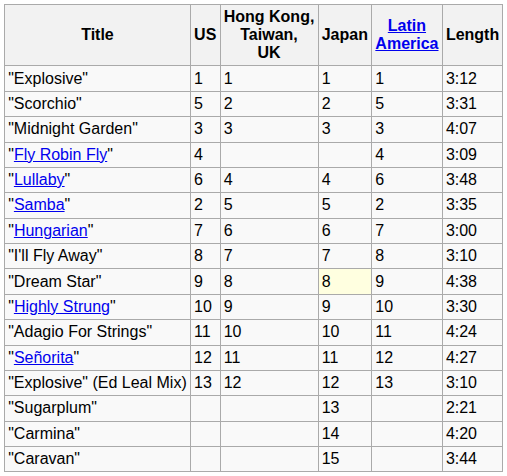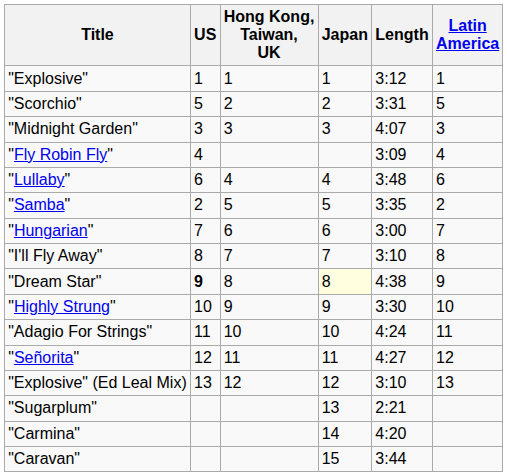columns swapped: (407, 35) <-> (473, 35)
(199, 281) normal -> (199, 281) bold
